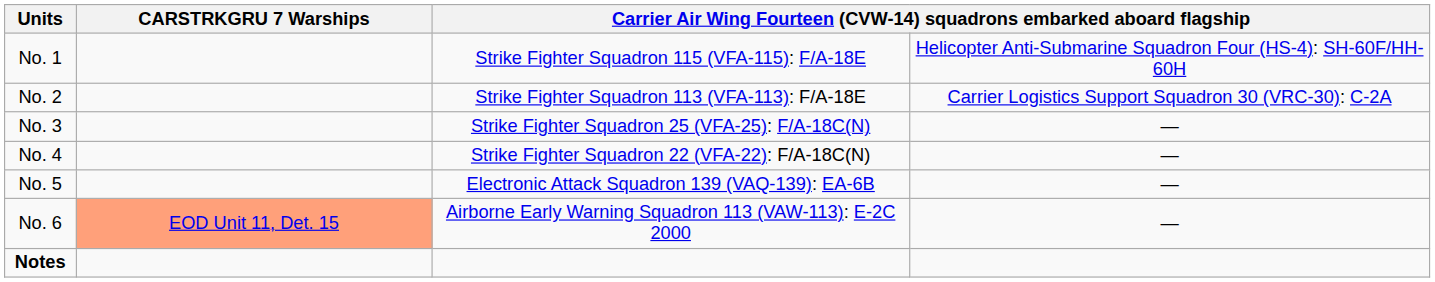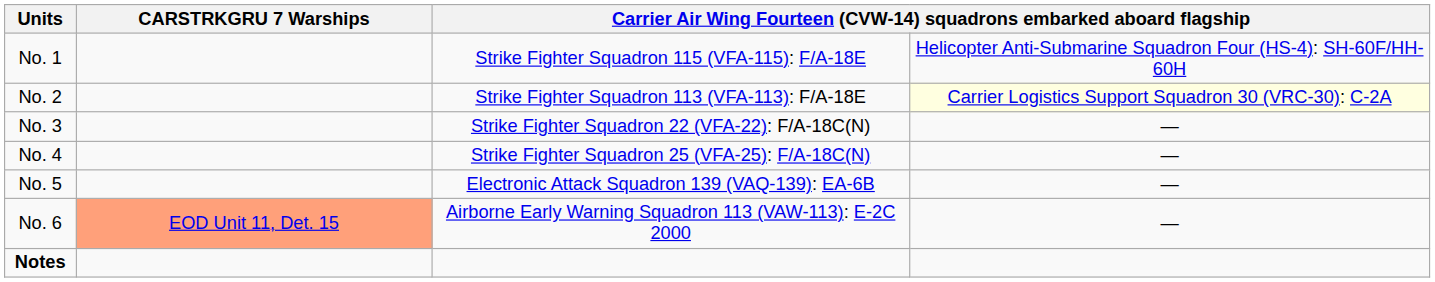(1170, 97) no background -> (1170, 97) lightyellow background
(671, 126) Strike Fighter Squadron 25 (VFA-25): F/A-18C(N) -> (671, 126) Strike Fighter Squadron 22 (VFA-22): F/A-18C(N)
(671, 155) Strike Fighter Squadron 22 (VFA-22): F/A-18C(N) -> (671, 155) Strike Fighter Squadron 25 (VFA-25): F/A-18C(N)
